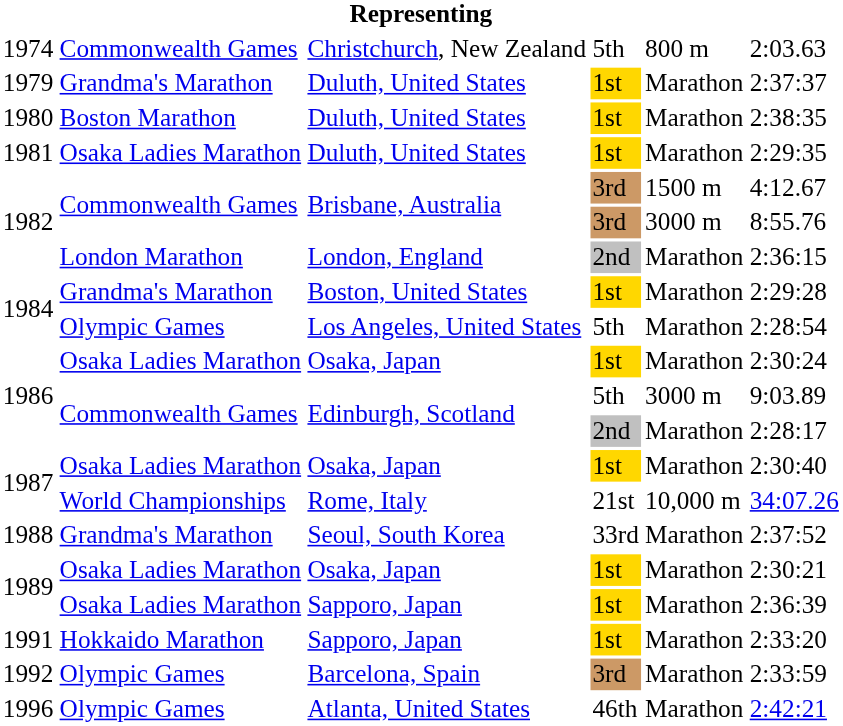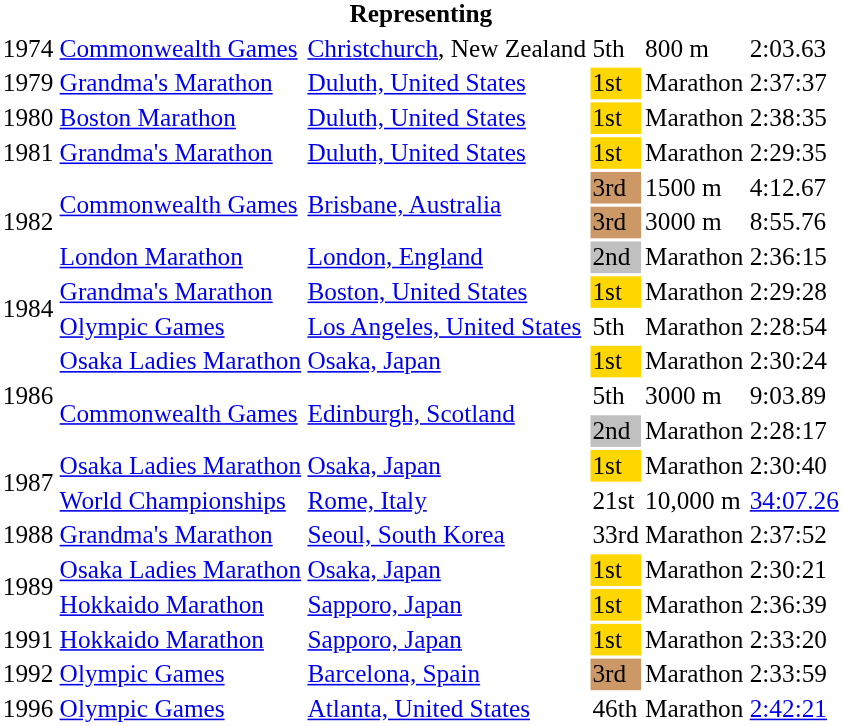(180, 152) Osaka Ladies Marathon -> (166, 152) Grandma's Marathon
(180, 604) Osaka Ladies Marathon -> (162, 604) Hokkaido Marathon
